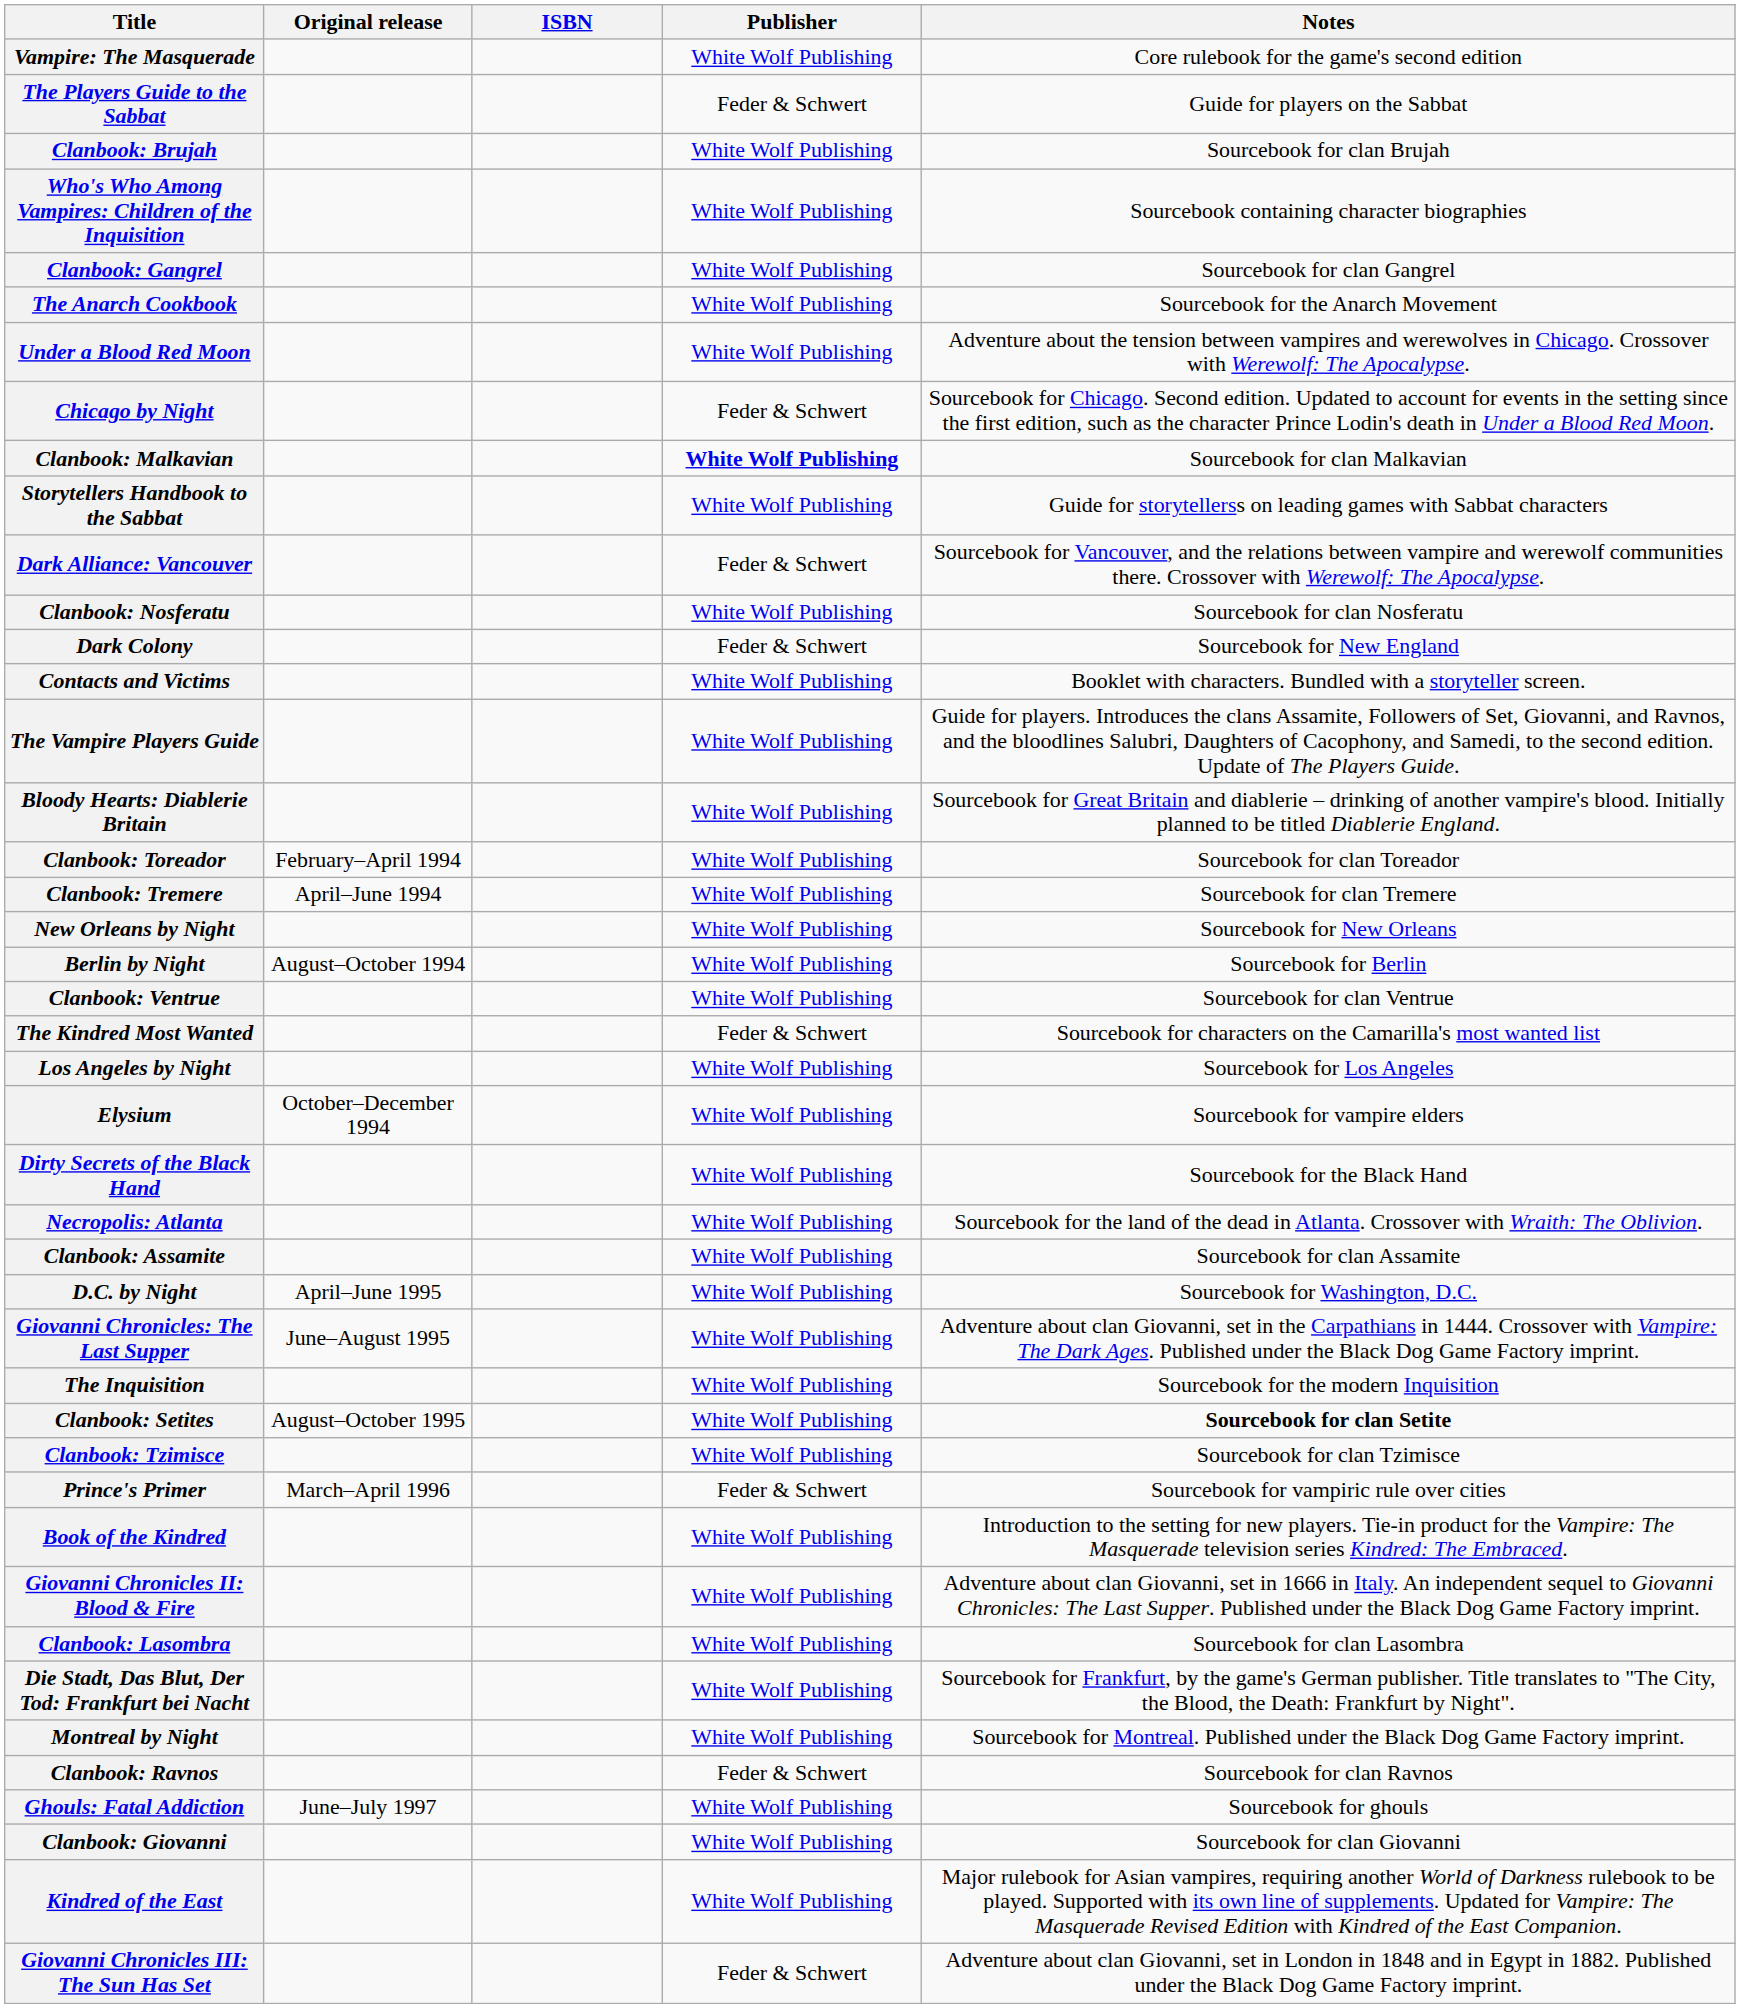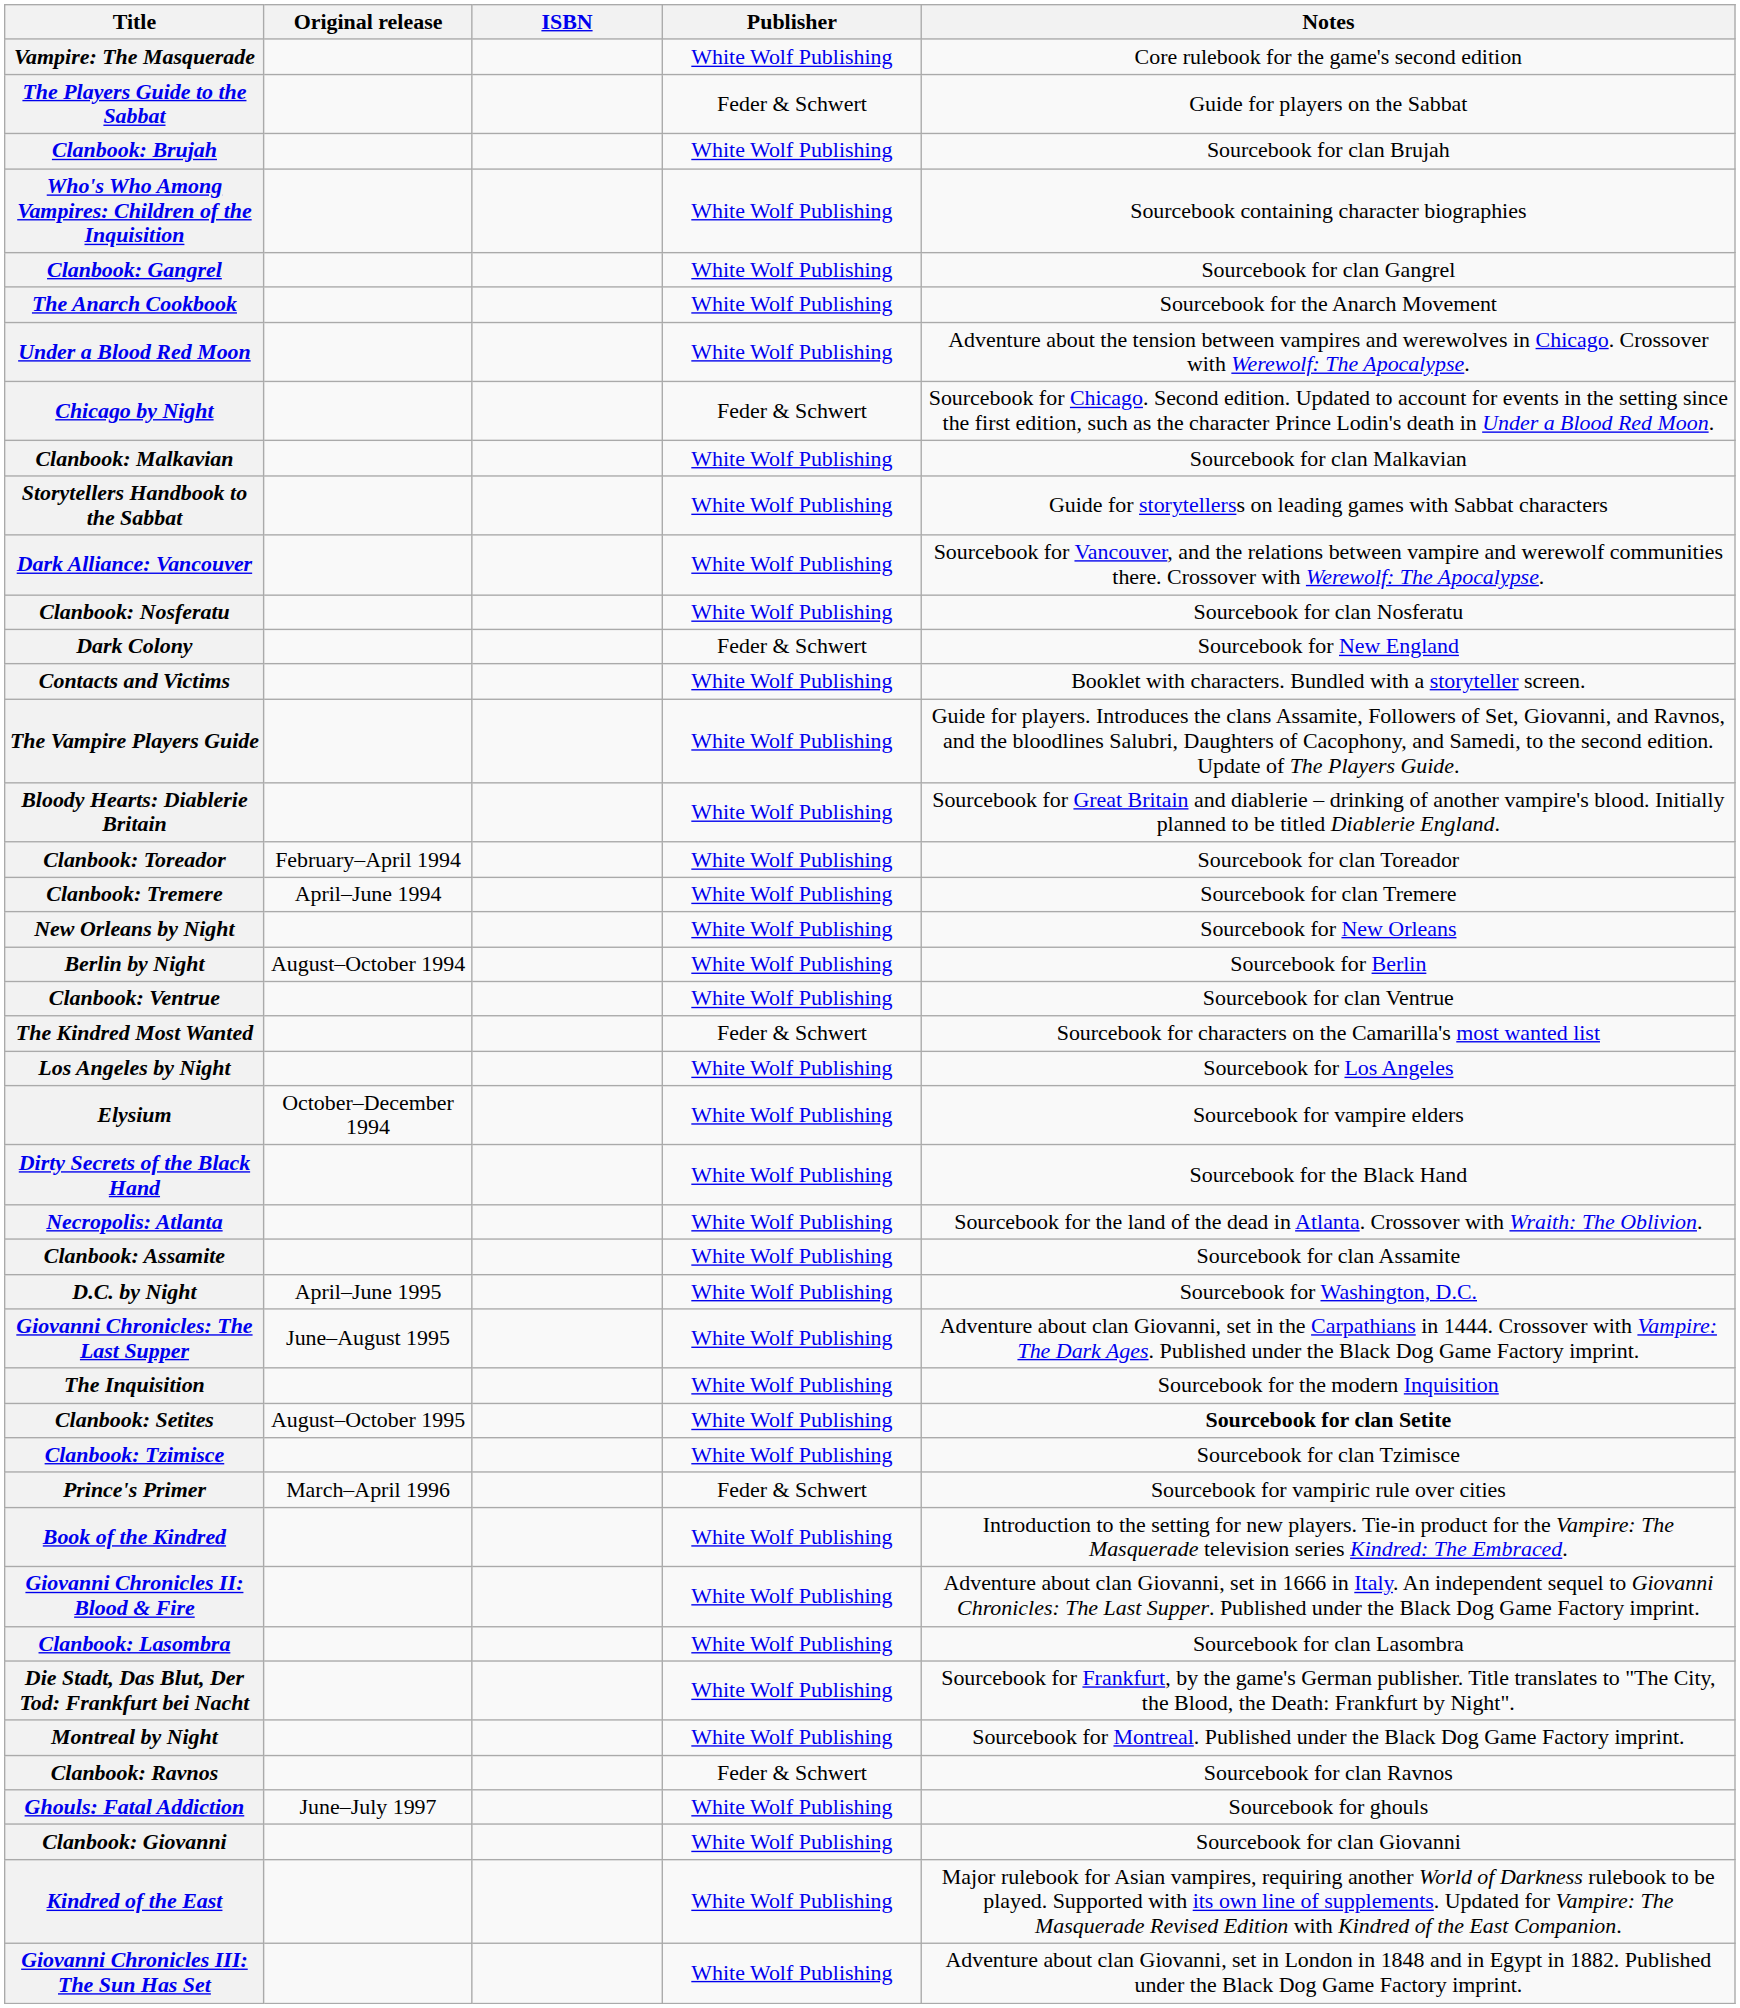(792, 458) bold -> (792, 458) normal
(792, 564) Feder & Schwert -> (792, 564) White Wolf Publishing
(792, 1972) Feder & Schwert -> (792, 1972) White Wolf Publishing
